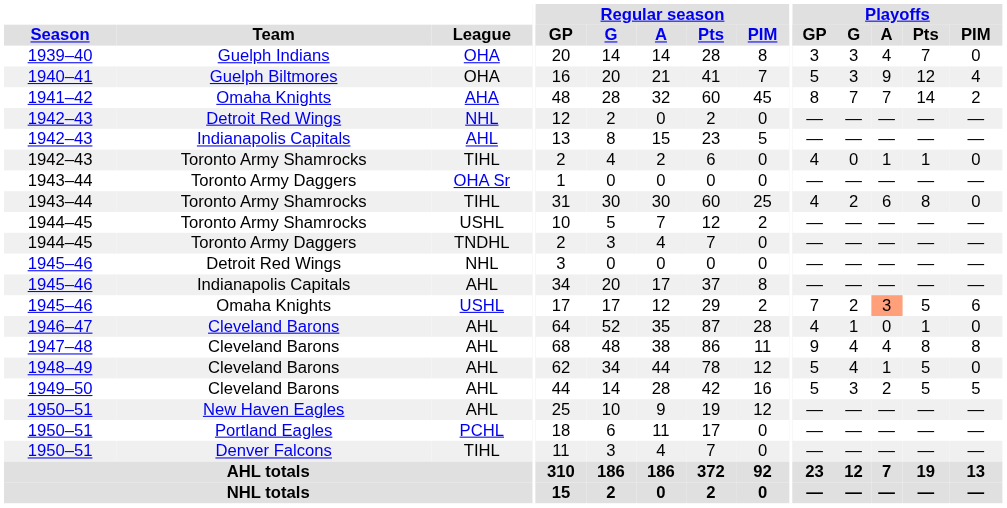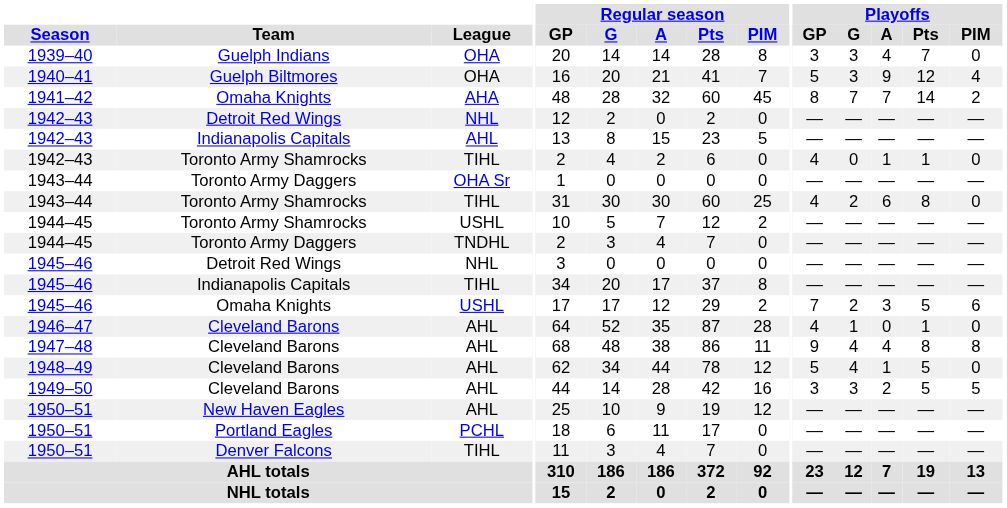(482, 284) AHL -> (482, 284) TIHL
(887, 305) lightsalmon background -> (887, 305) no background
(814, 388) 5 -> (814, 388) 3
